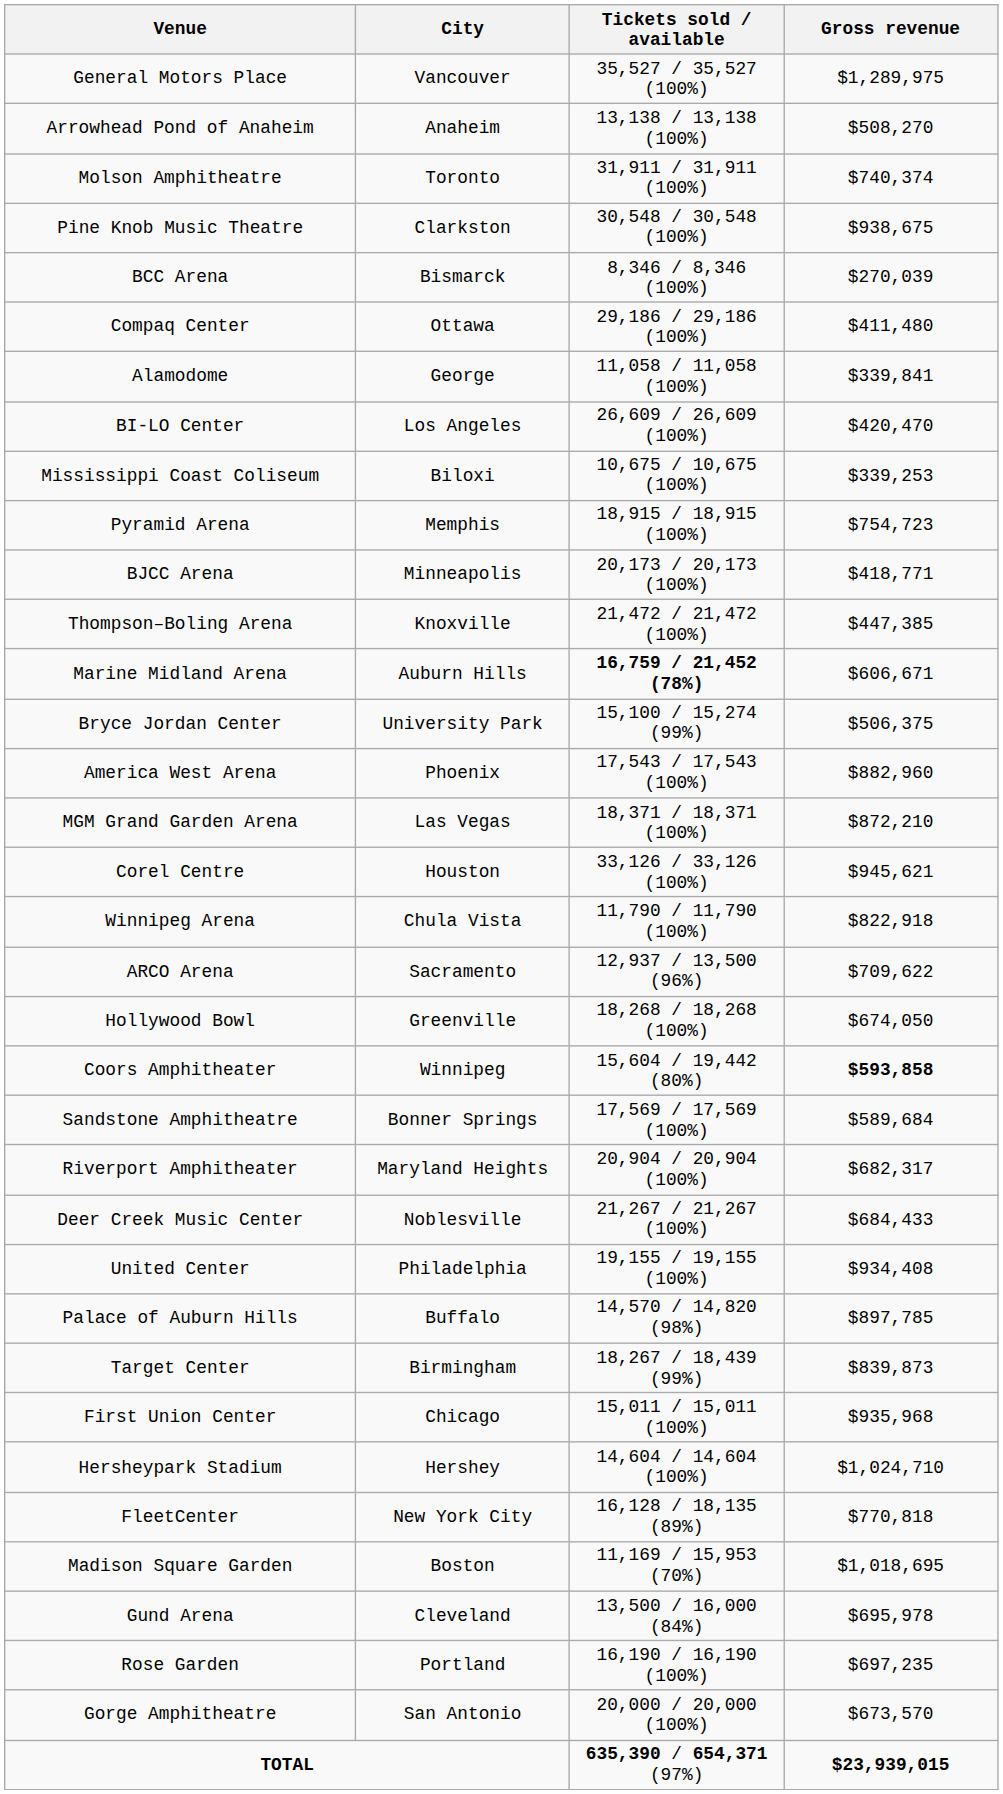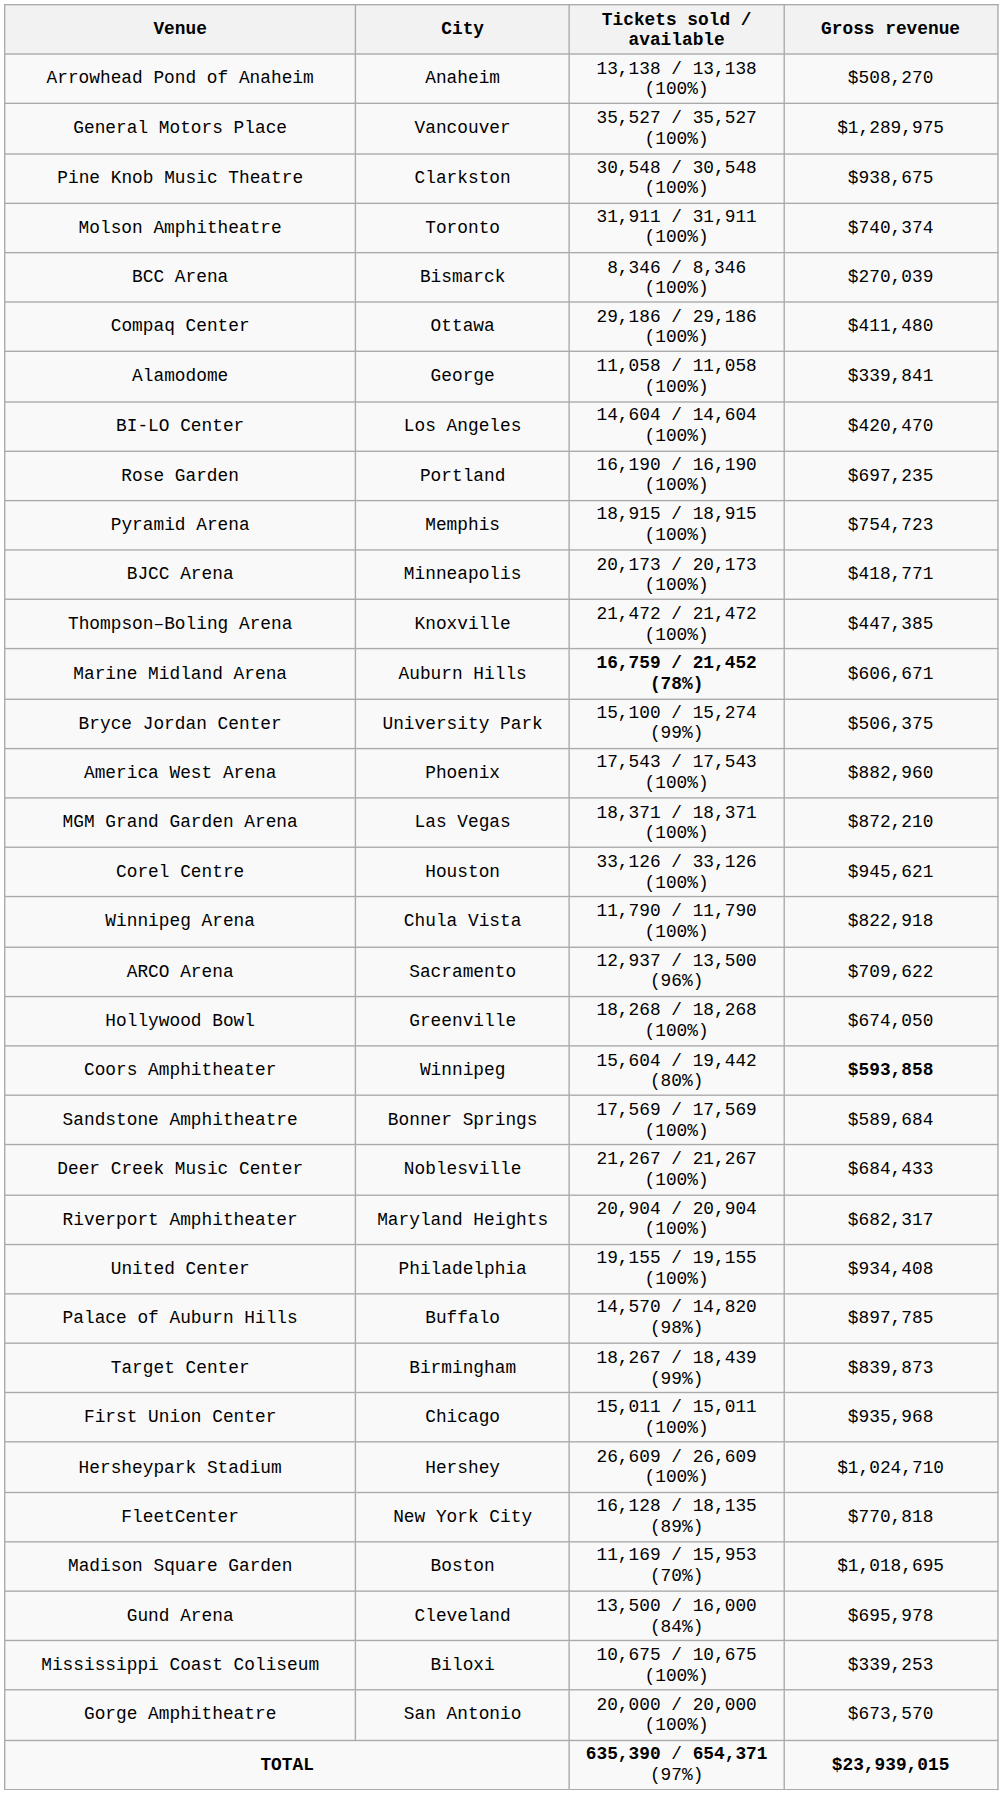rows swapped: (180, 79) <-> (180, 129)
rows swapped: (180, 228) <-> (180, 178)
(677, 426) 26,609 / 26,609 (100%) -> (677, 426) 14,604 / 14,604 (100%)
rows swapped: (180, 476) <-> (180, 1666)
rows swapped: (180, 1170) <-> (180, 1219)
(677, 1467) 14,604 / 14,604 (100%) -> (677, 1467) 26,609 / 26,609 (100%)
